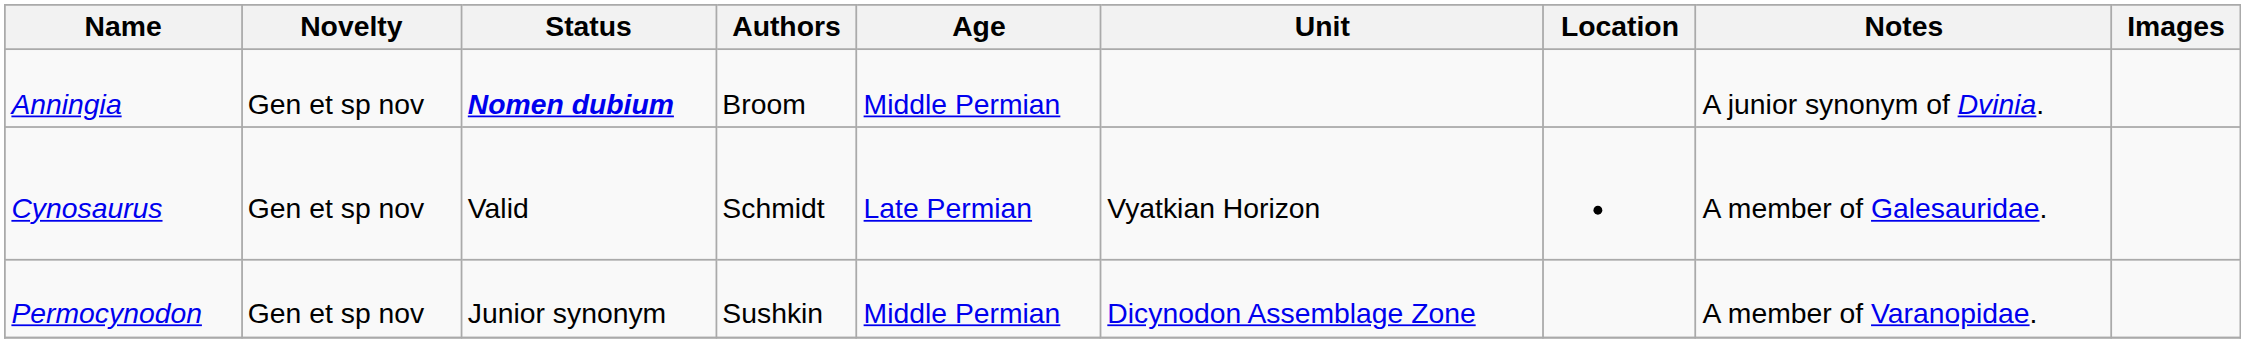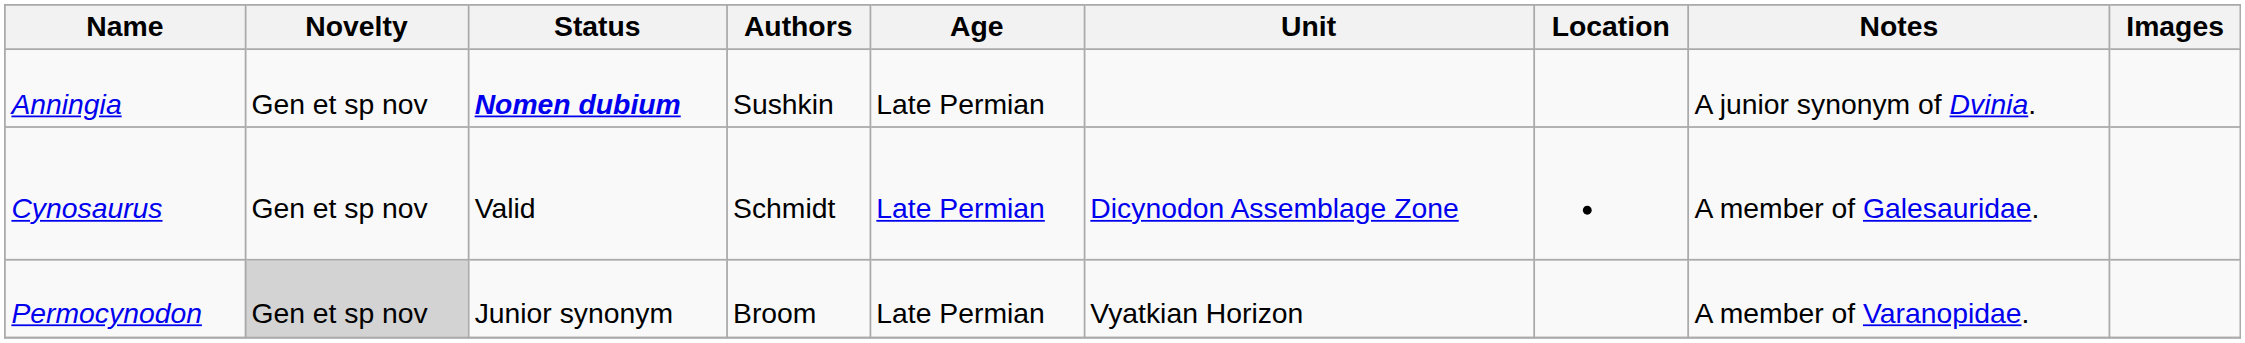(764, 103) Broom -> (783, 103) Sushkin
(962, 103) Middle Permian -> (961, 103) Late Permian
(1214, 208) Vyatkian Horizon -> (1275, 208) Dicynodon Assemblage Zone
(336, 313) no background -> (340, 313) lightgrey background
(773, 313) Sushkin -> (775, 313) Broom
(962, 313) Middle Permian -> (961, 313) Late Permian
(1292, 313) Dicynodon Assemblage Zone -> (1197, 313) Vyatkian Horizon
